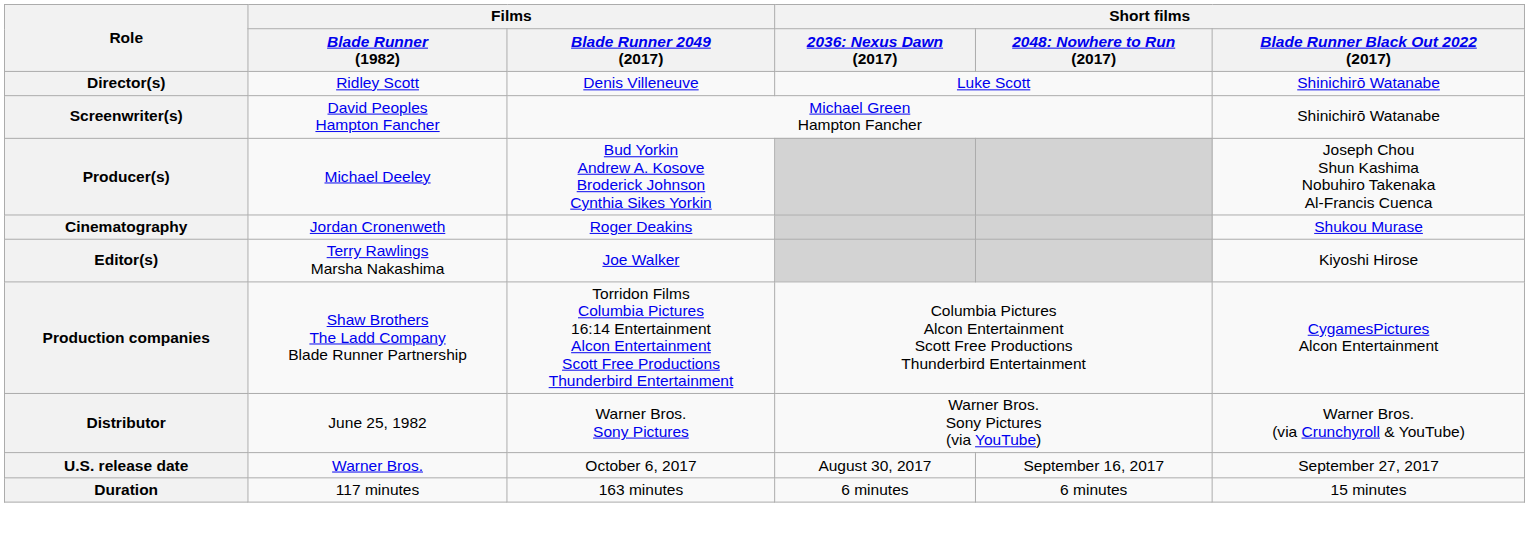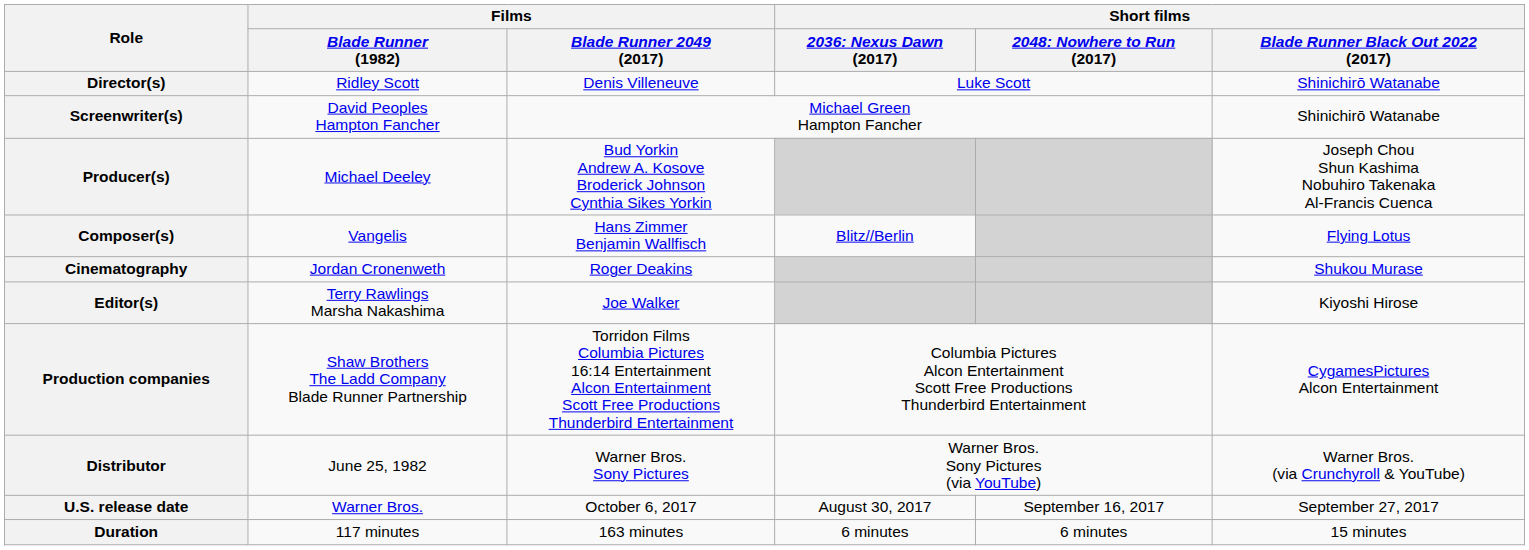+ row: (126, 235)
